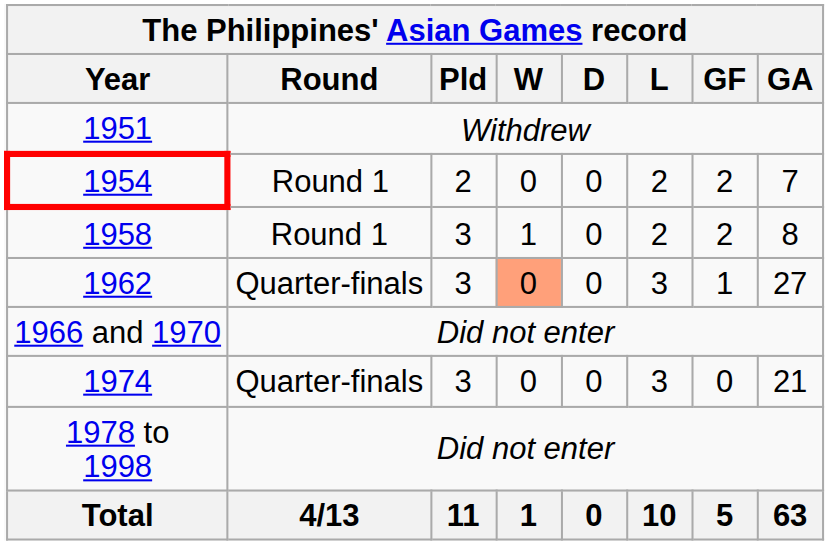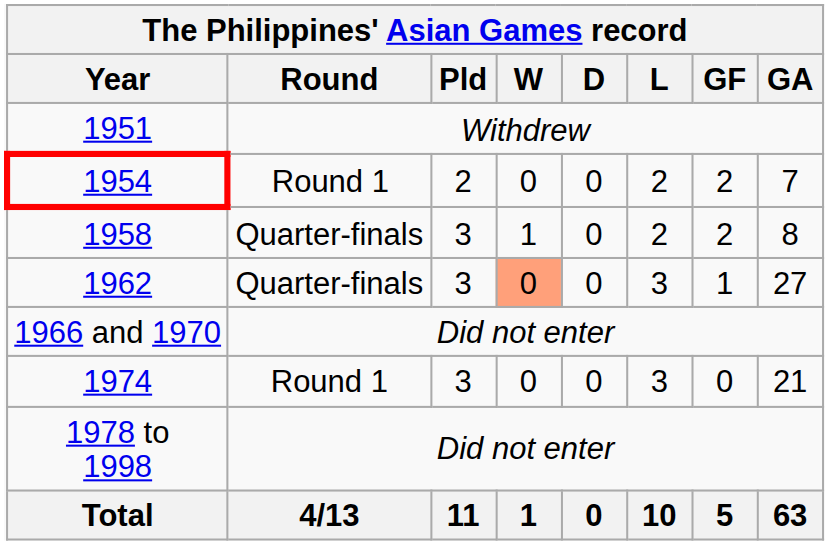(329, 233) Round 1 -> (329, 233) Quarter-finals
(329, 382) Quarter-finals -> (329, 382) Round 1
